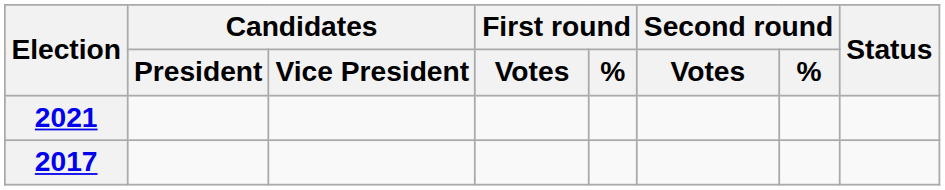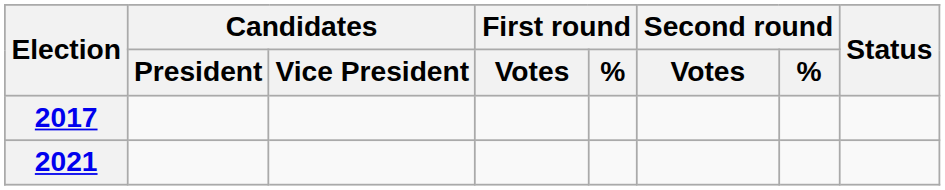rows swapped: (66, 162) <-> (66, 116)
